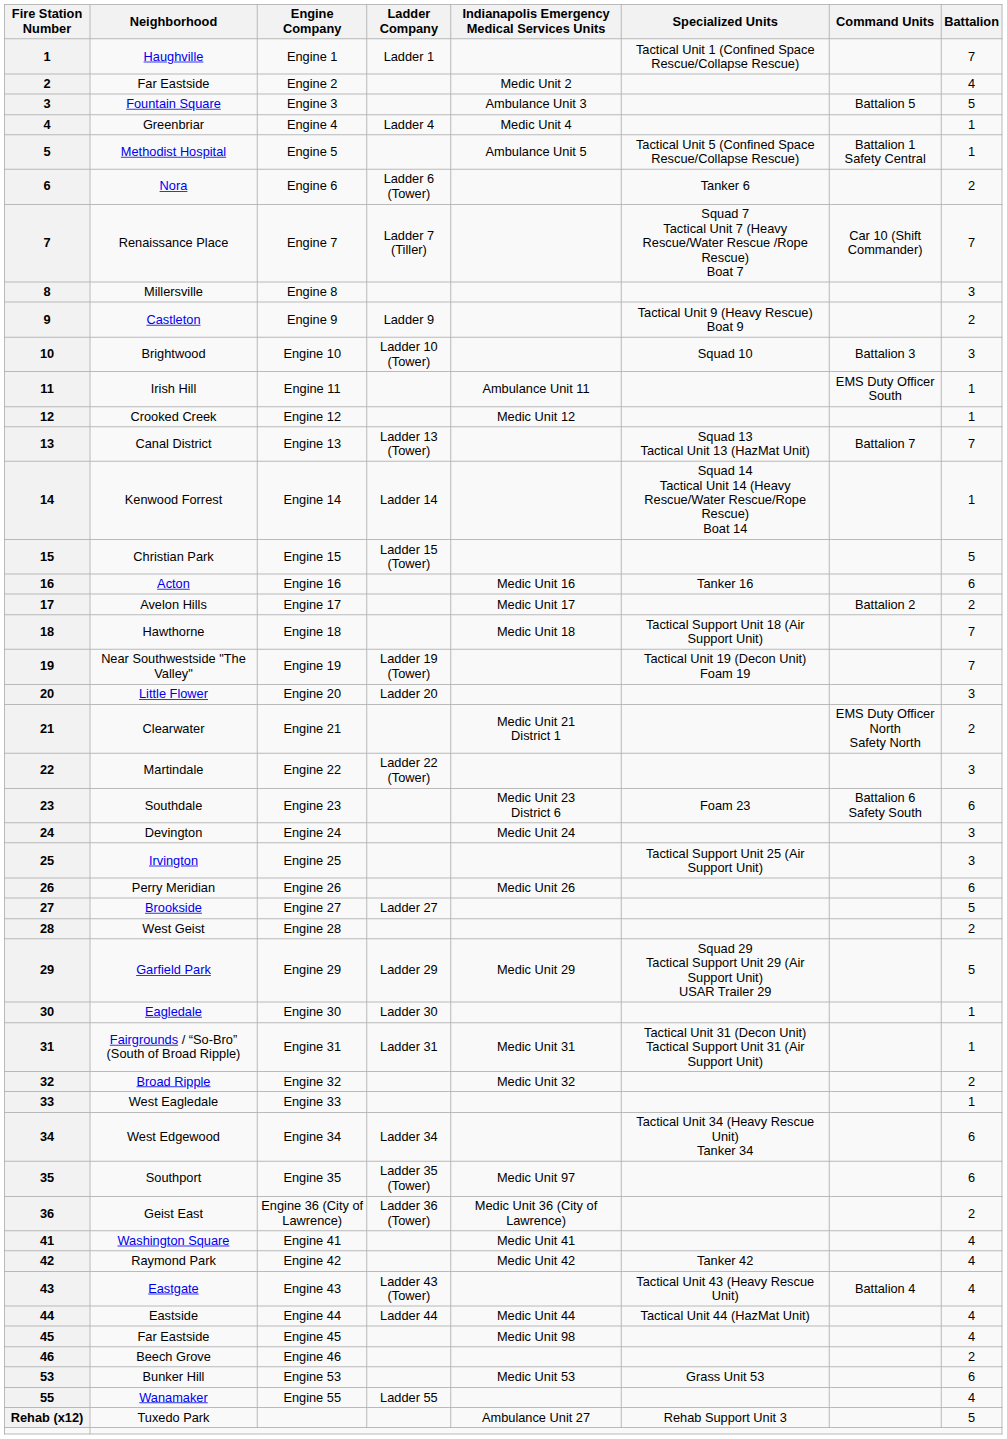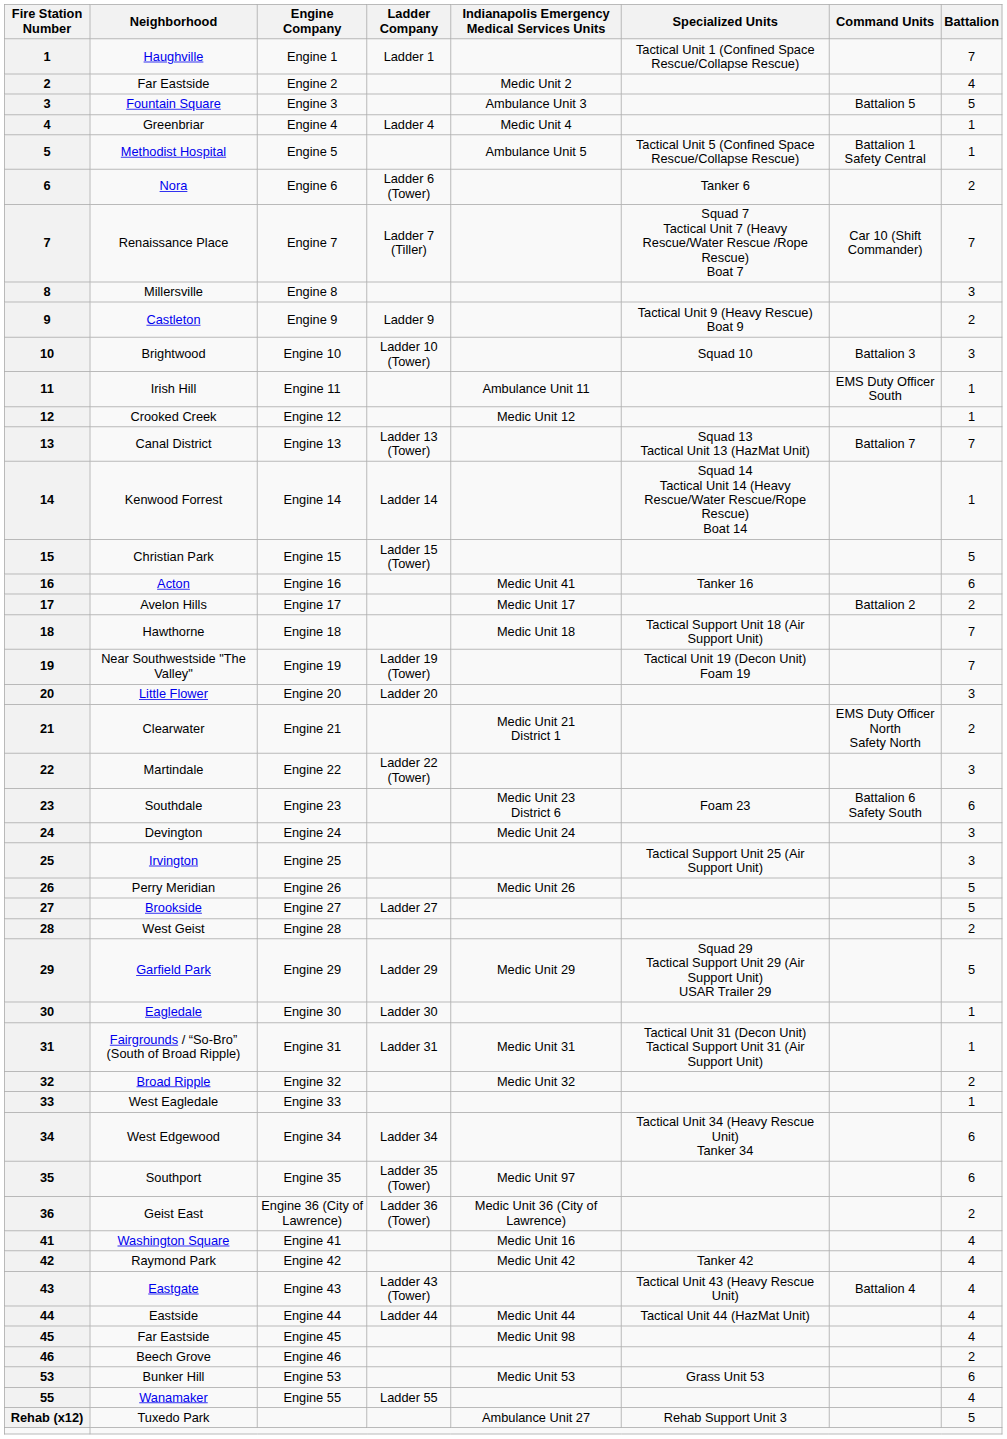(536, 584) Medic Unit 16 -> (536, 584) Medic Unit 41
(972, 888) 6 -> (972, 888) 5
(536, 1240) Medic Unit 41 -> (536, 1240) Medic Unit 16
